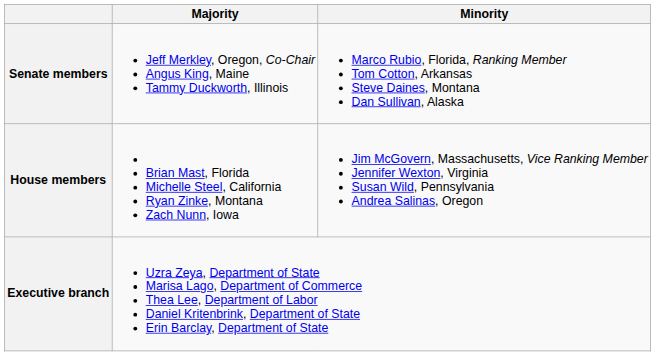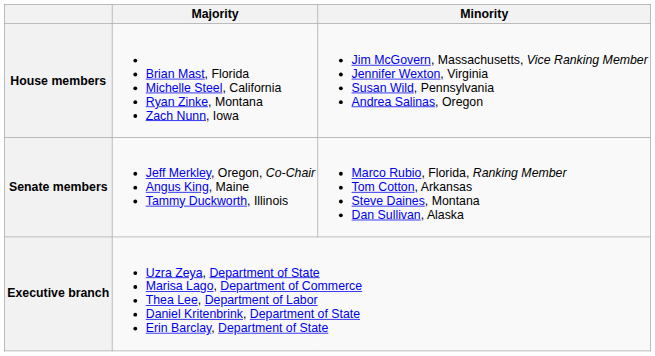rows swapped: (58, 73) <-> (58, 180)
